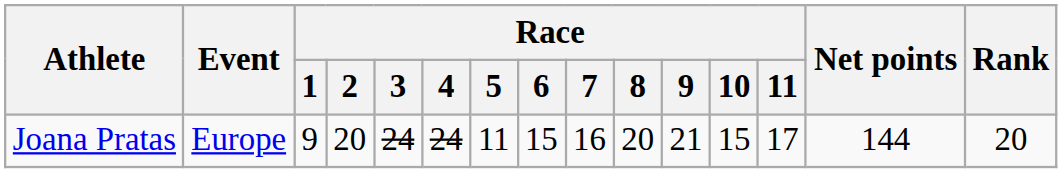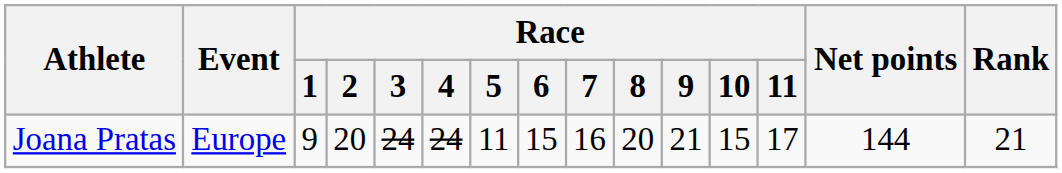(1011, 140) 20 -> (1011, 140) 21
